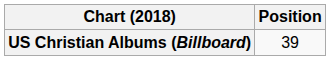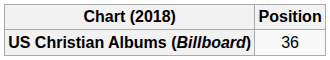(290, 42) 39 -> (290, 42) 36
